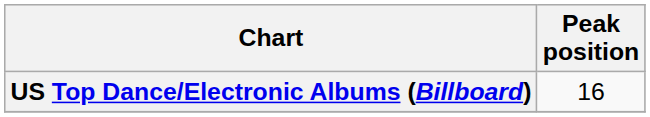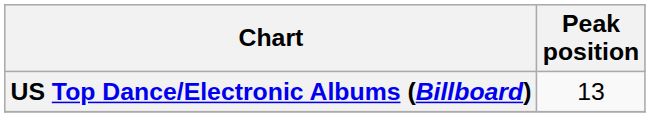(591, 91) 16 -> (591, 91) 13
